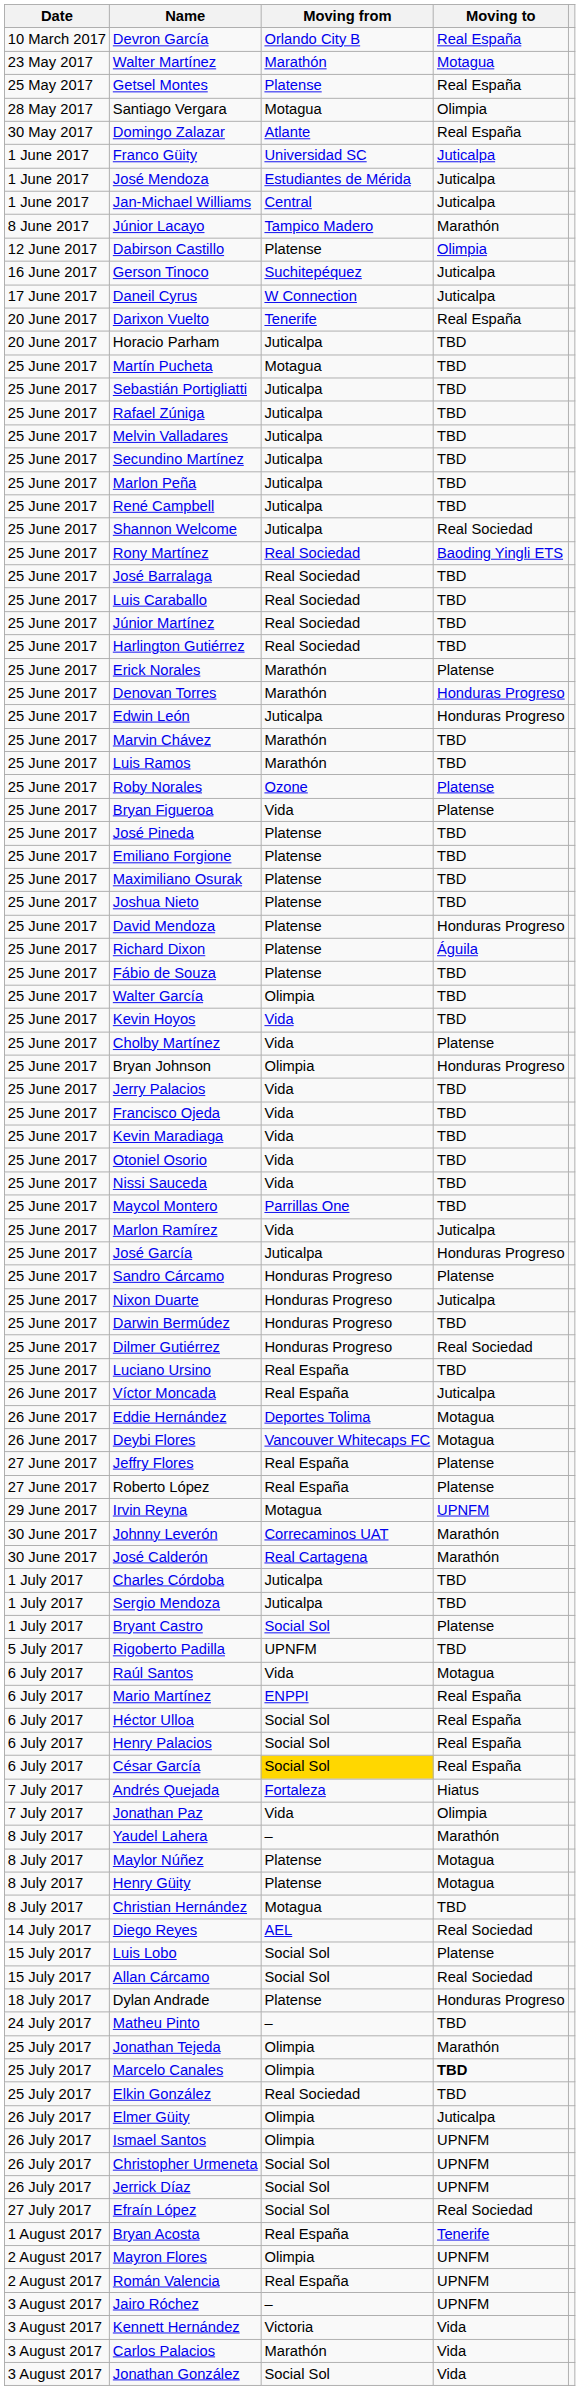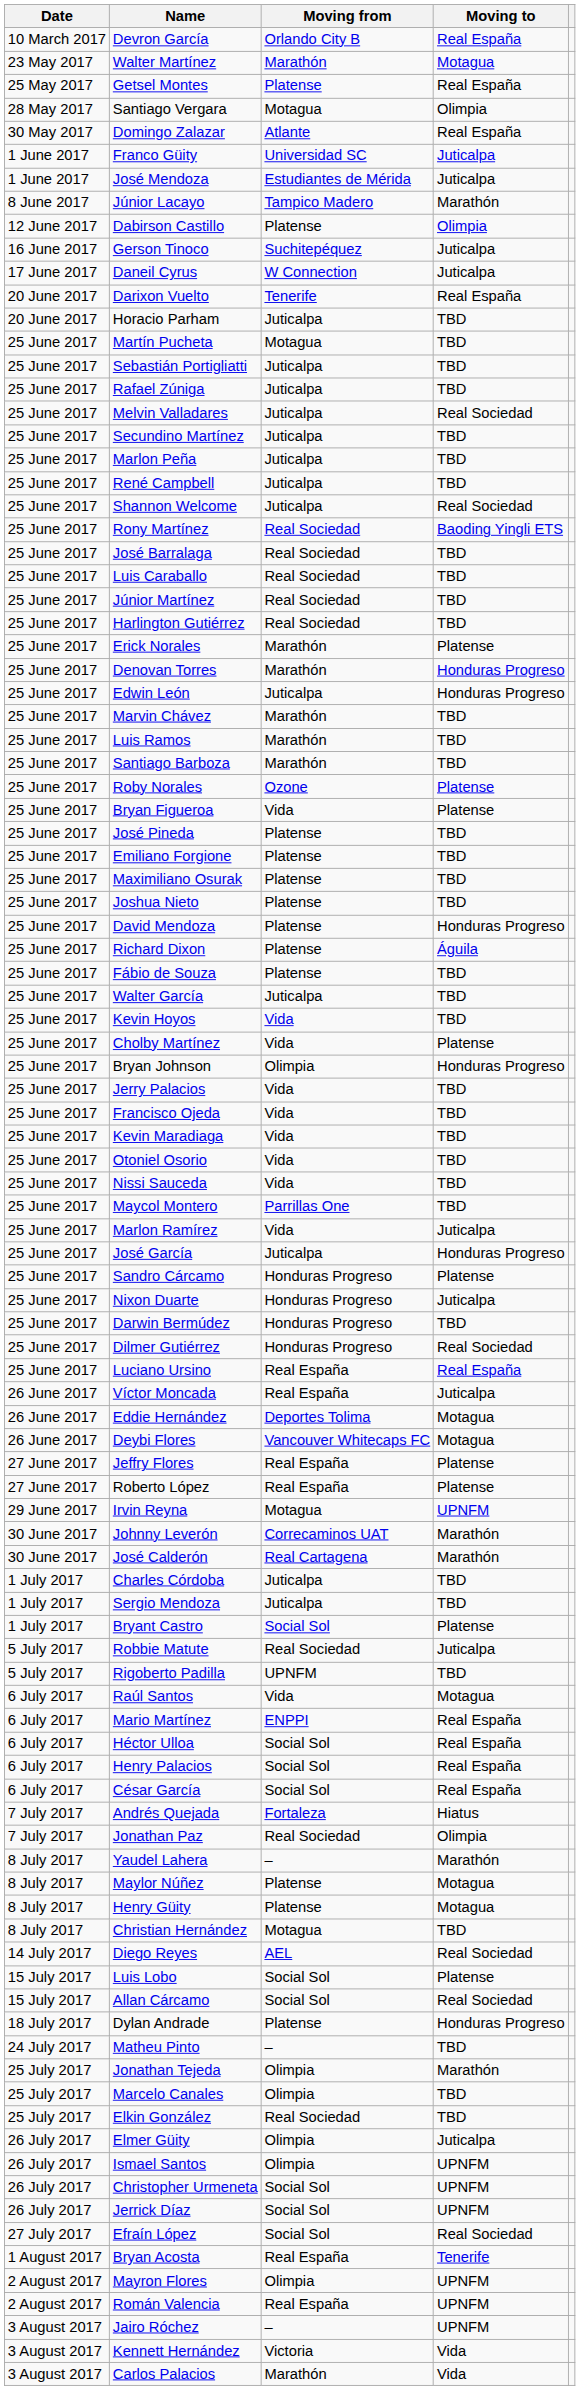- row: (182, 202)
(452, 436) TBD -> (485, 413) Real Sociedad
+ row: (171, 763)
(289, 996) Olimpia -> (293, 996) Juticalpa
(452, 1370) TBD -> (479, 1370) Real España
+ row: (161, 1650)
(297, 1767) gold background -> (297, 1790) no background
(279, 1813) Vida -> (312, 1837) Real Sociedad
(452, 2070) bold -> (452, 2093) normal
- row: (176, 2374)
